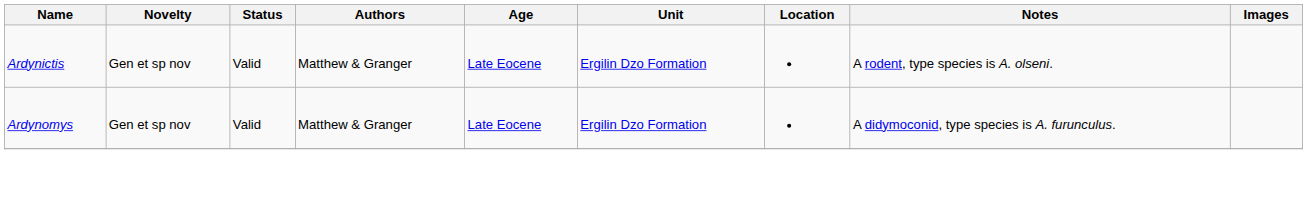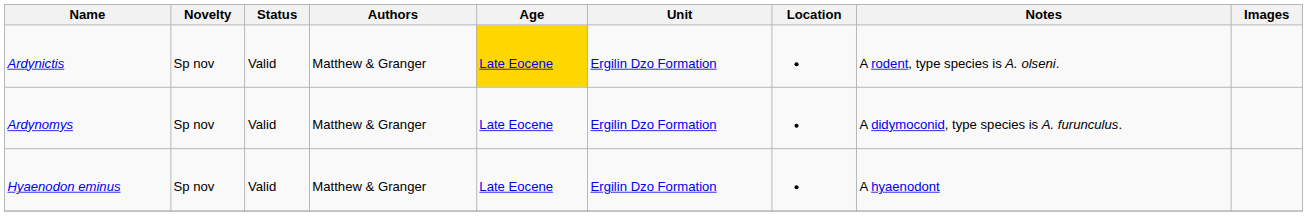(150, 63) Gen et sp nov -> (194, 63) Sp nov
(504, 63) no background -> (516, 63) gold background
(150, 125) Gen et sp nov -> (194, 125) Sp nov
+ row: (64, 187)
